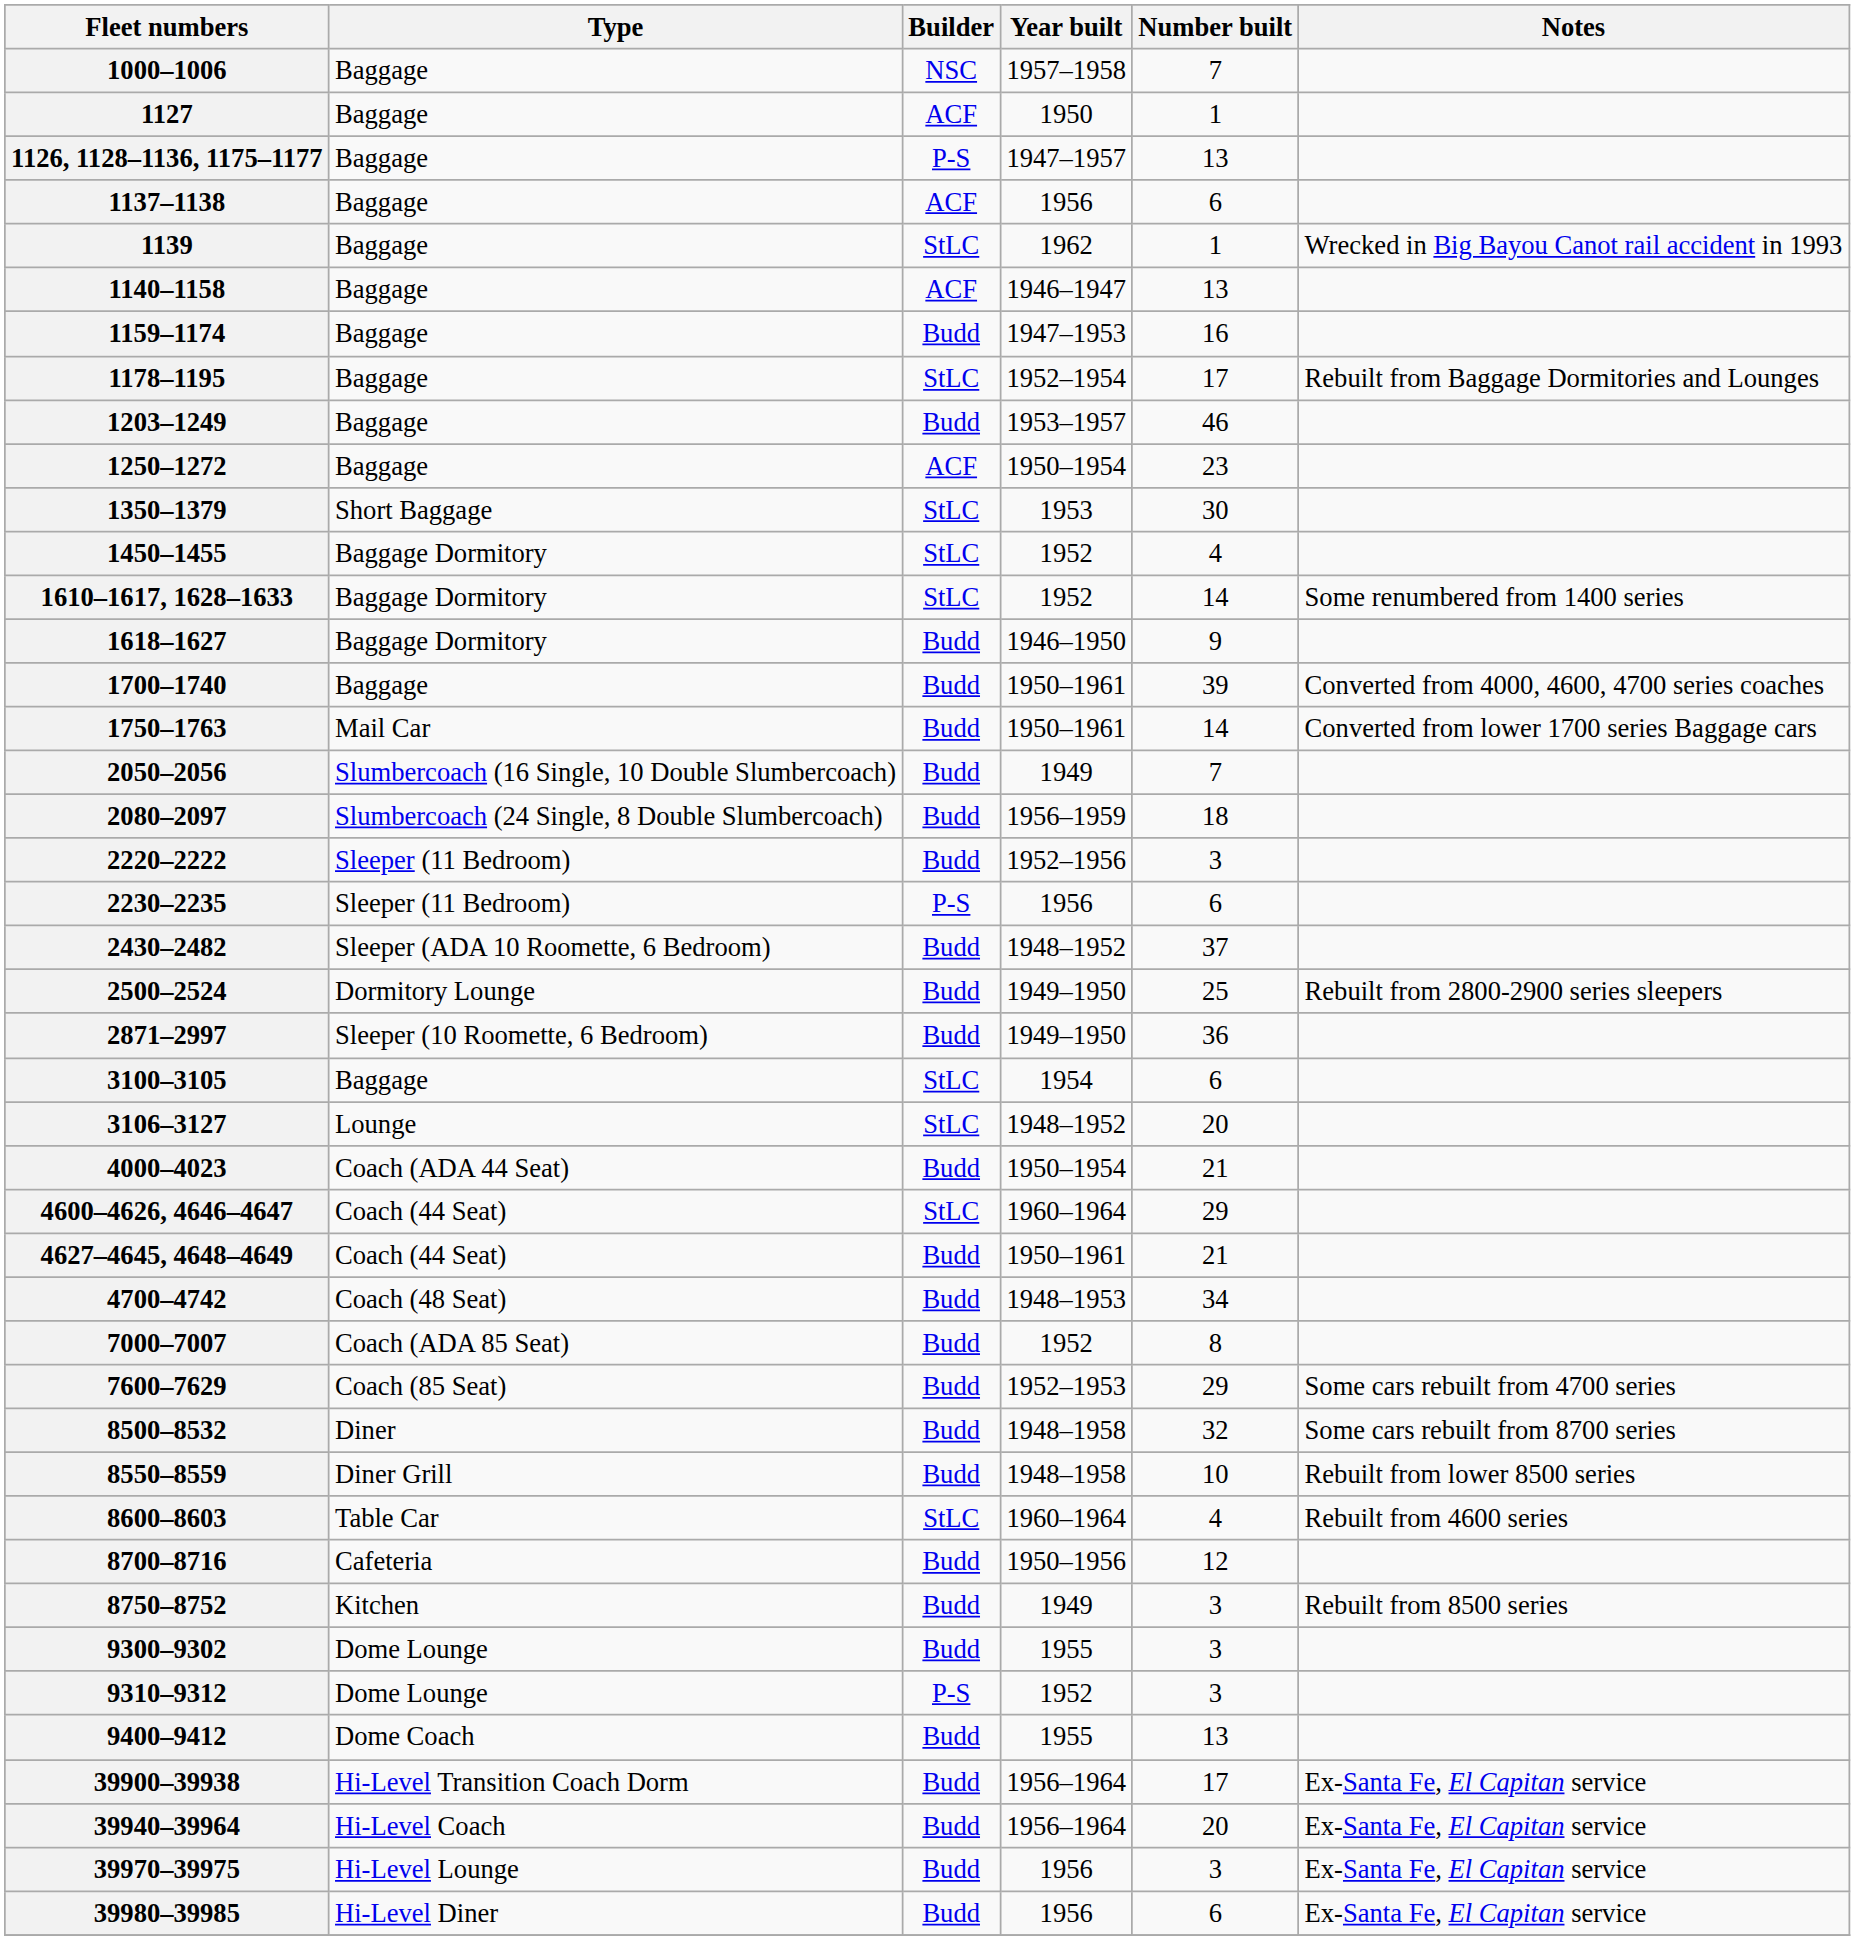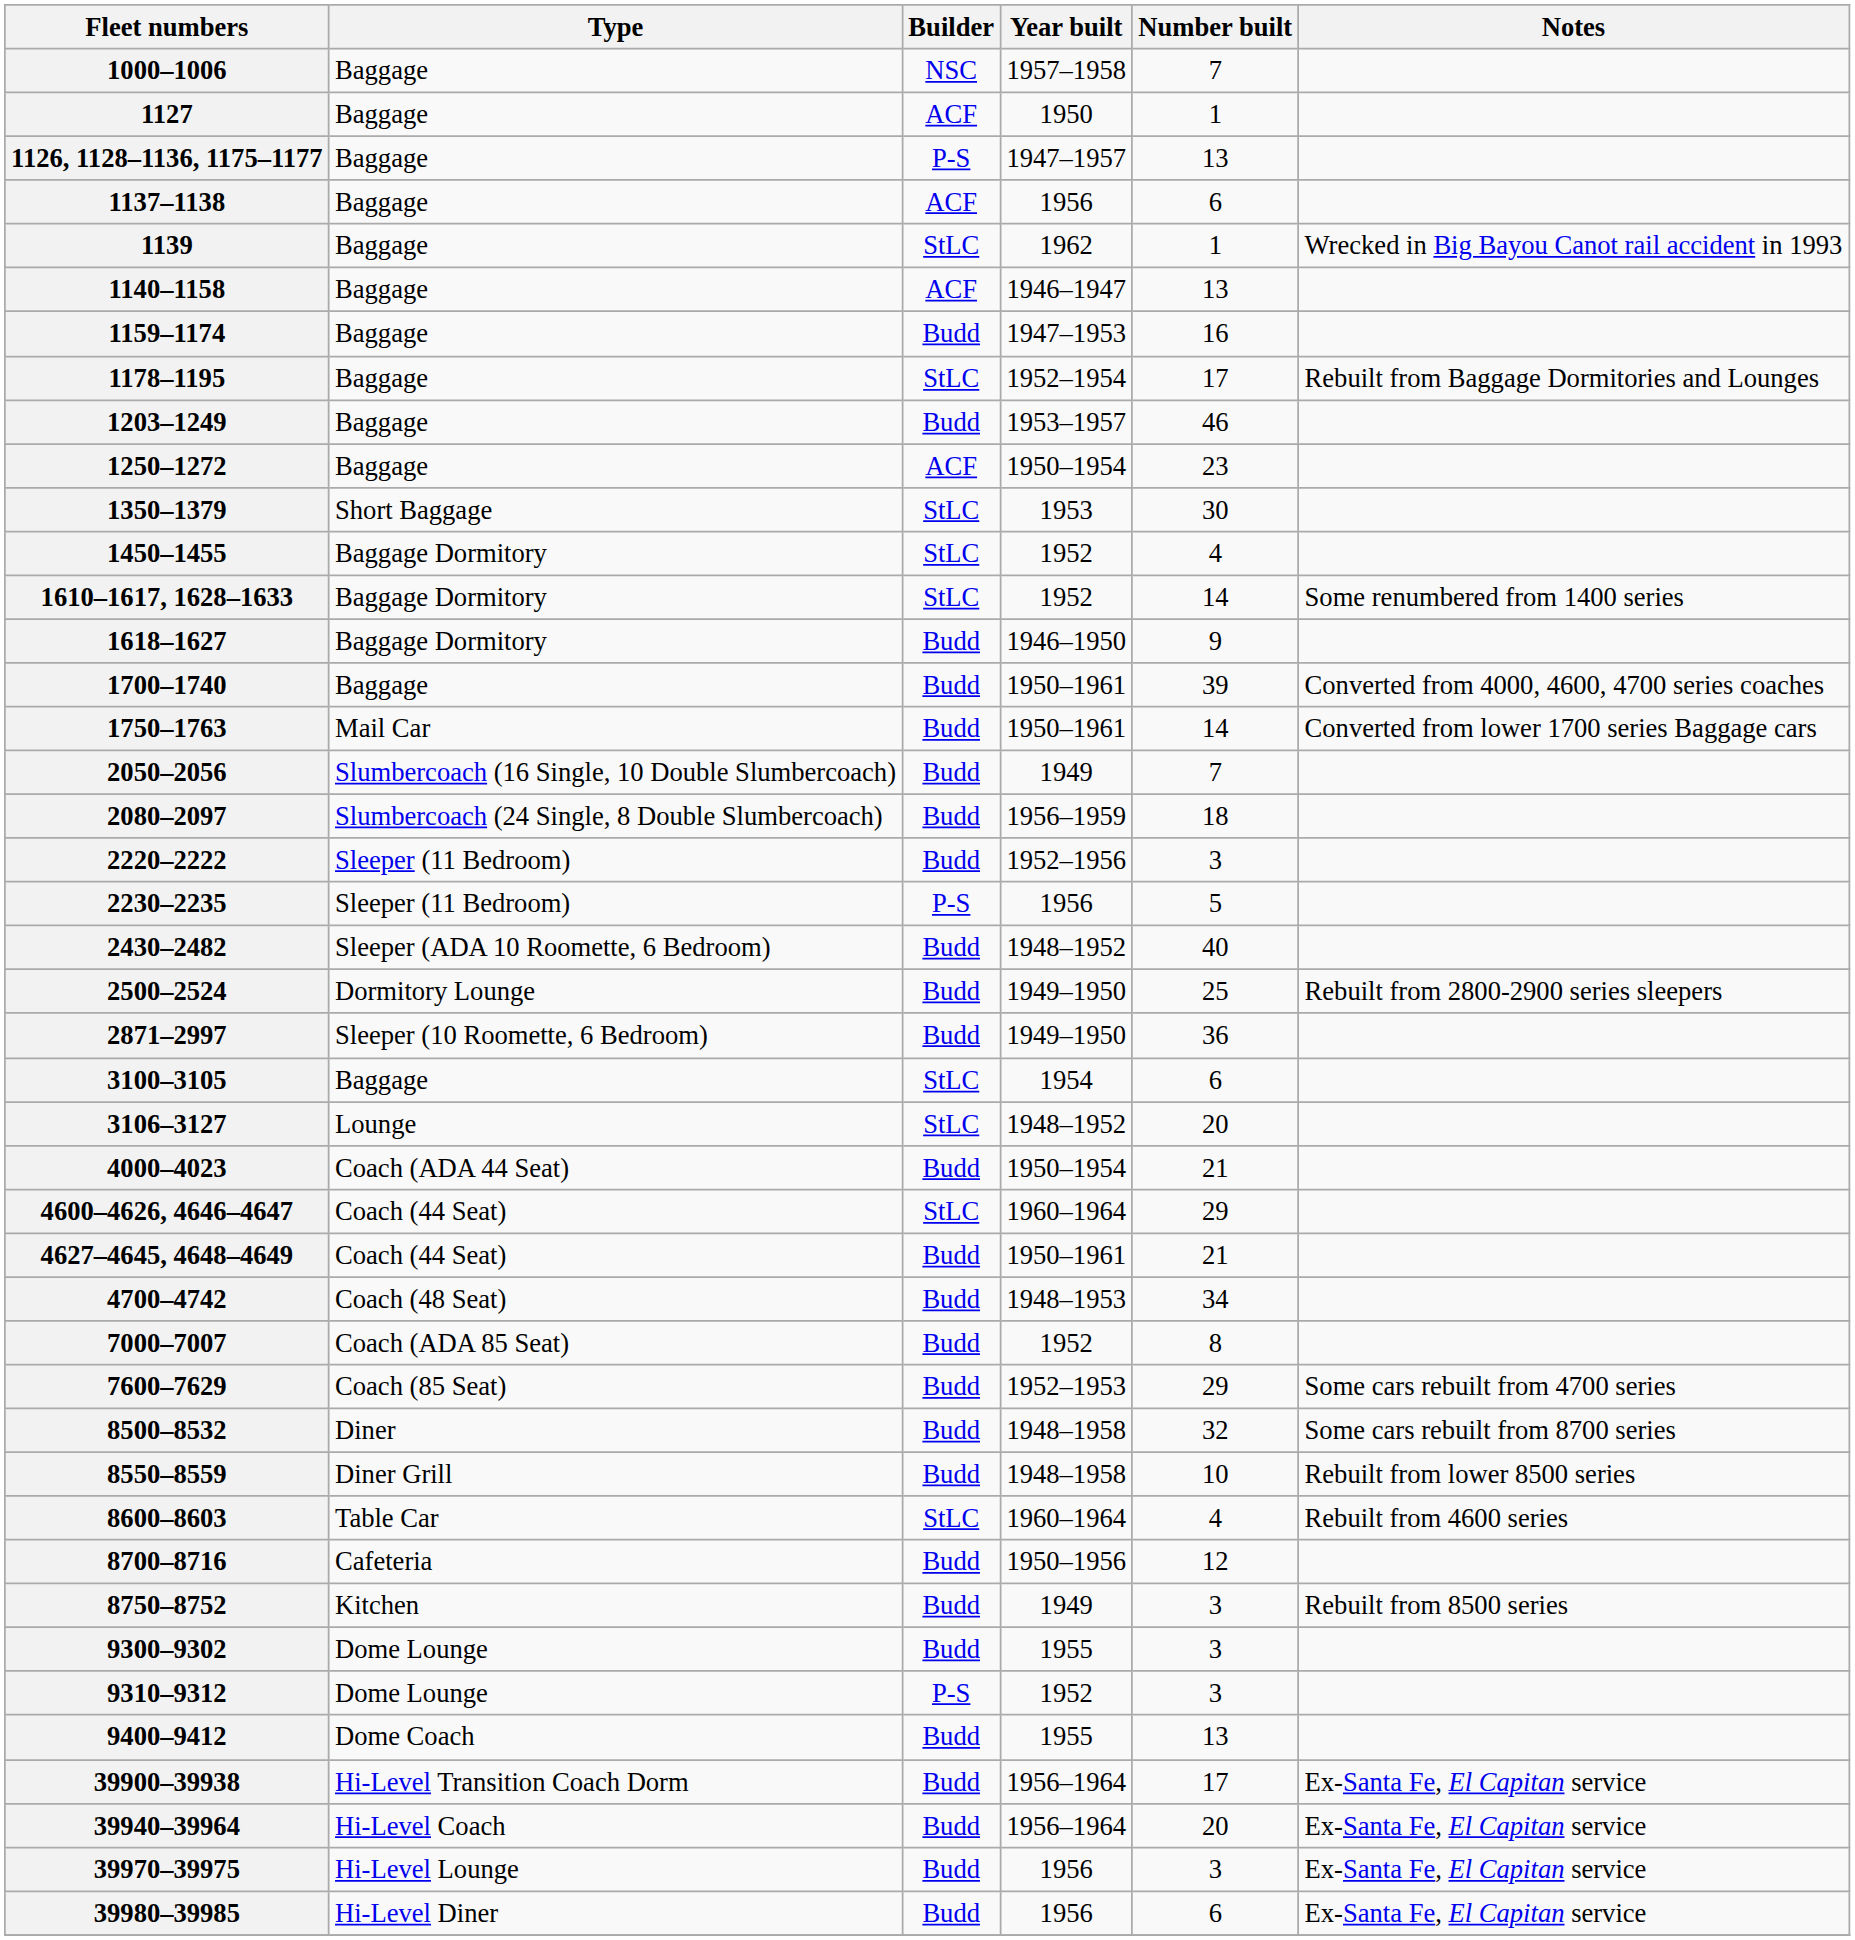(1215, 903) 6 -> (1215, 903) 5
(1215, 947) 37 -> (1215, 947) 40
